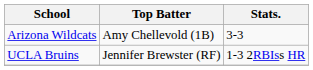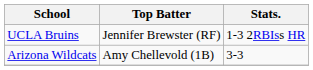rows swapped: (43, 55) <-> (52, 34)
